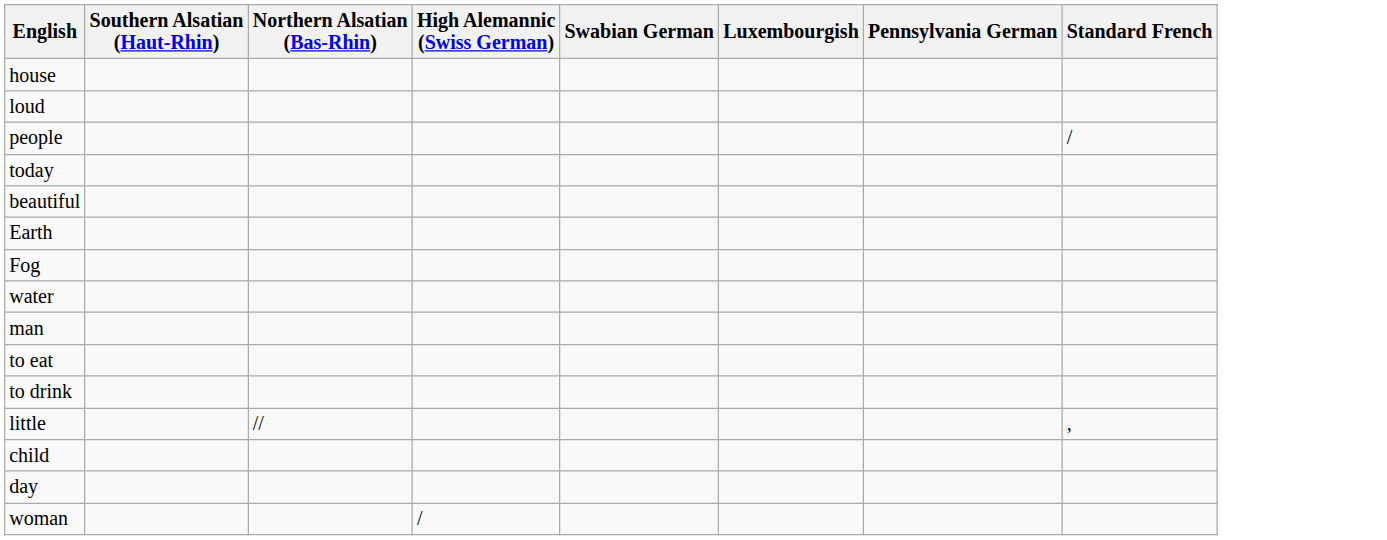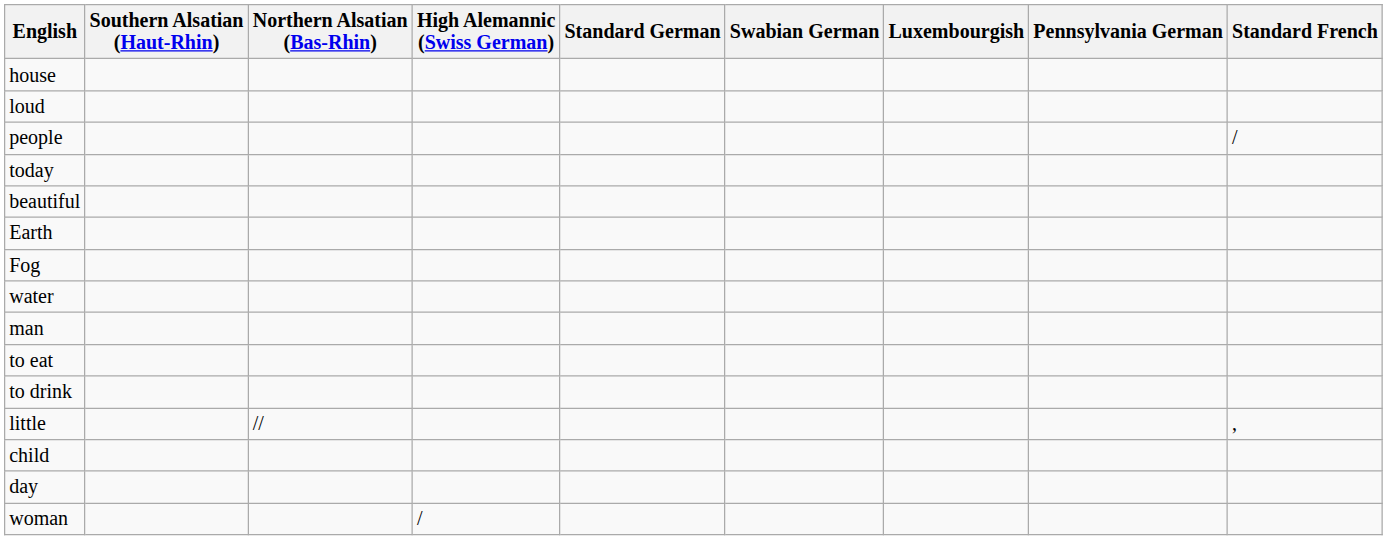+ column: (643, 31)
